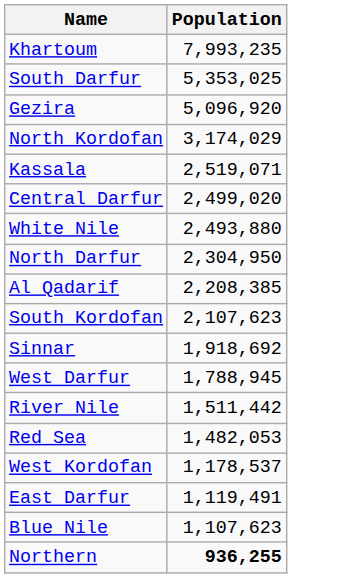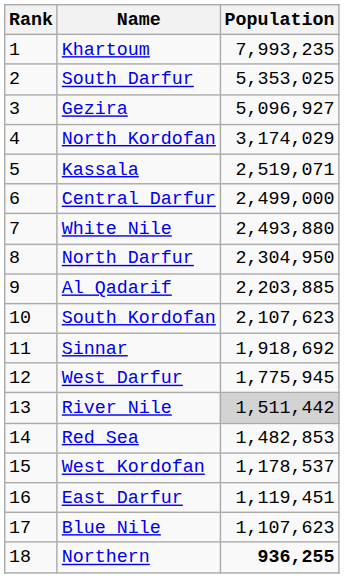+ column: (31, 20)
(232, 109) 5,096,920 -> (285, 109) 5,096,927
(232, 199) 2,499,020 -> (285, 199) 2,499,000
(232, 289) 2,208,385 -> (285, 289) 2,203,885
(232, 378) 1,788,945 -> (285, 378) 1,775,945
(232, 408) no background -> (285, 408) lightgrey background
(232, 438) 1,482,053 -> (285, 438) 1,482,853
(232, 498) 1,119,491 -> (285, 498) 1,119,451
